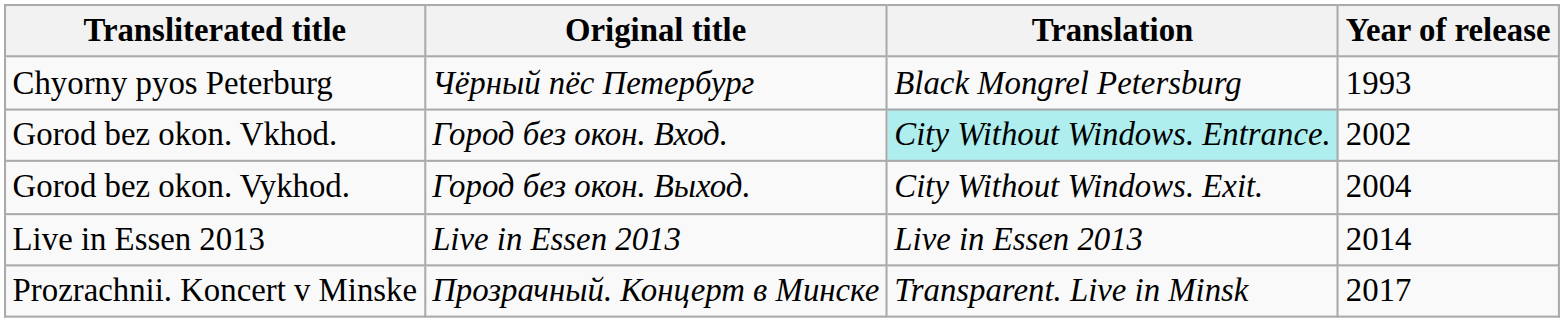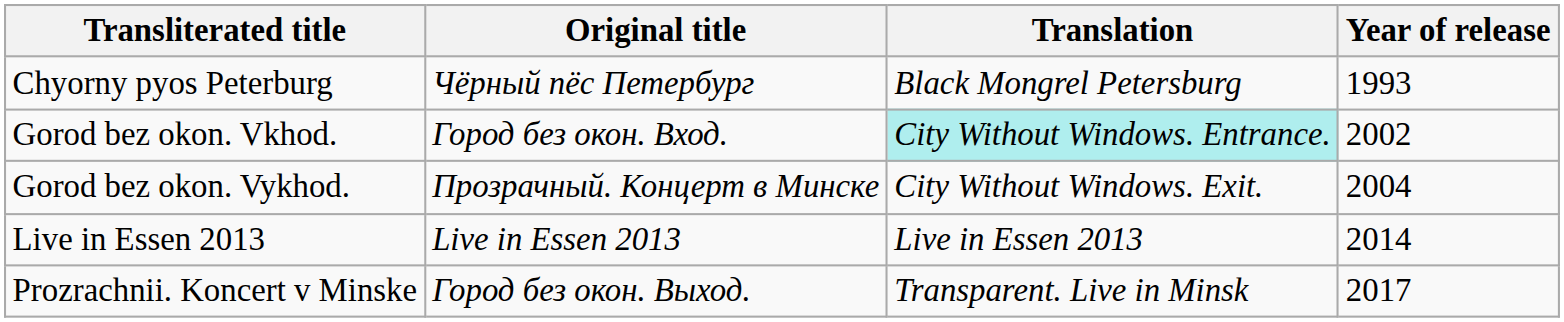(591, 186) Город без окон. Выход. -> (656, 186) Прозрачный. Концерт в Минске
(656, 290) Прозрачный. Концерт в Минске -> (591, 290) Город без окон. Выход.
